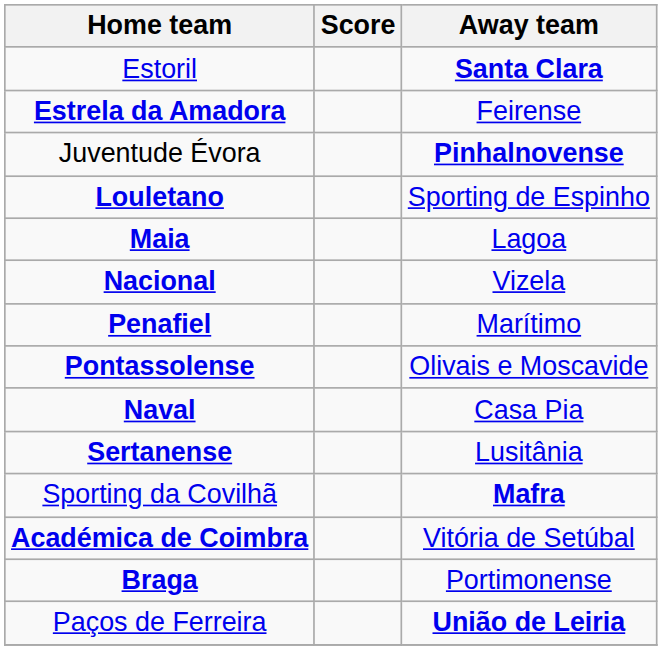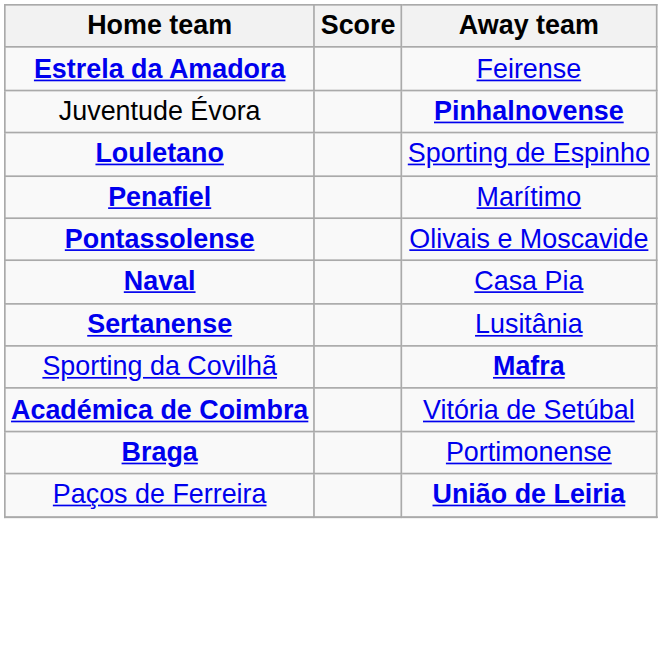- row: (160, 68)
- row: (160, 238)
- row: (160, 281)
